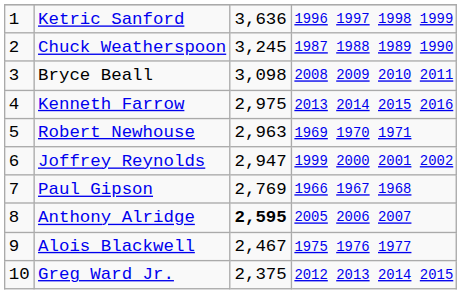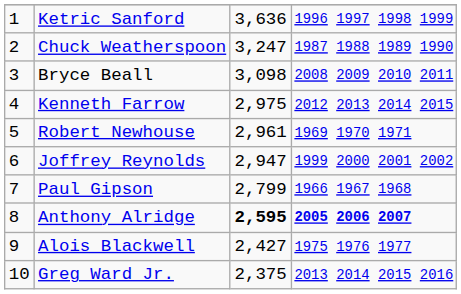(261, 47) 3,245 -> (261, 47) 3,247
(374, 104) 2013 2014 2015 2016 -> (374, 104) 2012 2013 2014 2015
(261, 132) 2,963 -> (261, 132) 2,961
(261, 189) 2,769 -> (261, 189) 2,799
(353, 218) normal -> (353, 218) bold
(261, 246) 2,467 -> (261, 246) 2,427
(374, 274) 2012 2013 2014 2015 -> (374, 274) 2013 2014 2015 2016
